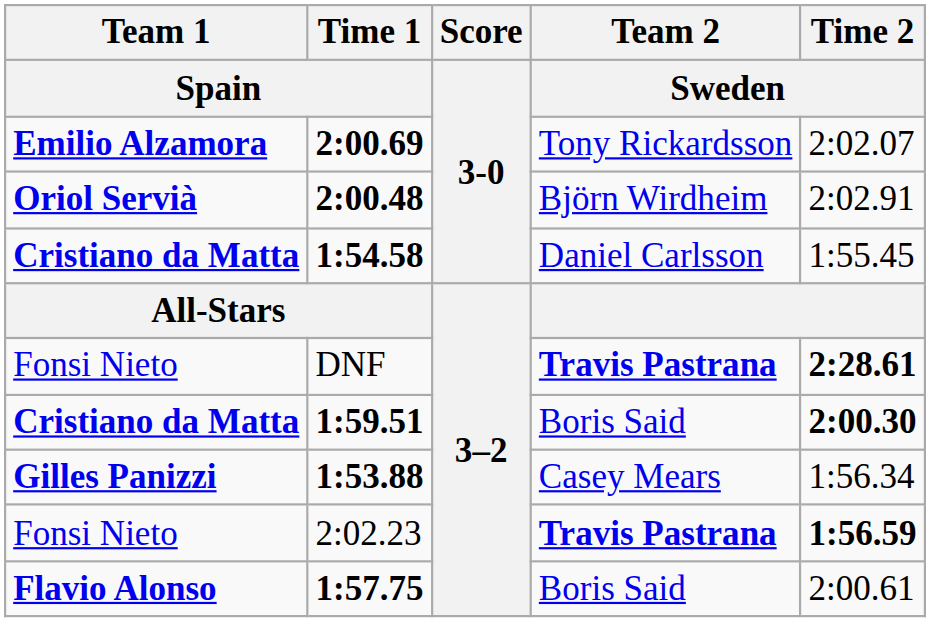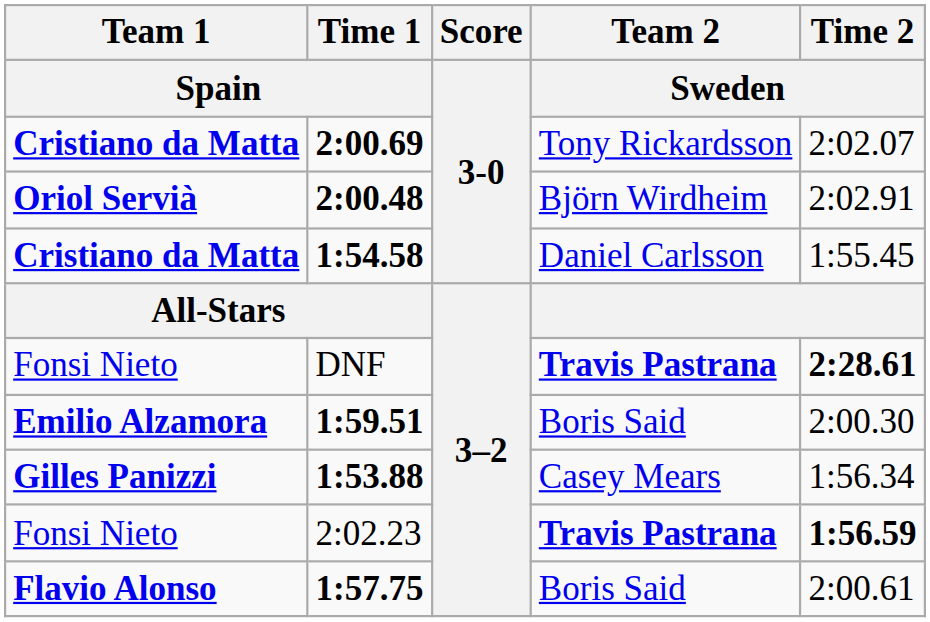(140, 143) Emilio Alzamora -> (156, 143) Cristiano da Matta
(156, 421) Cristiano da Matta -> (140, 421) Emilio Alzamora
(863, 421) bold -> (862, 421) normal
